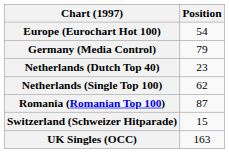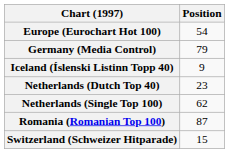+ row: (92, 67)
- row: (92, 139)
